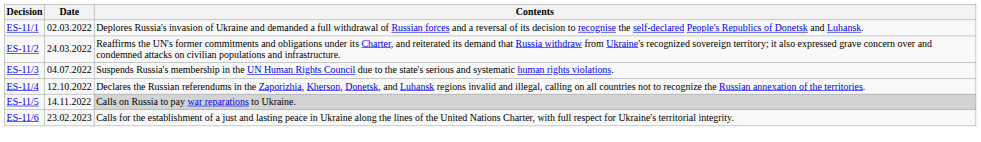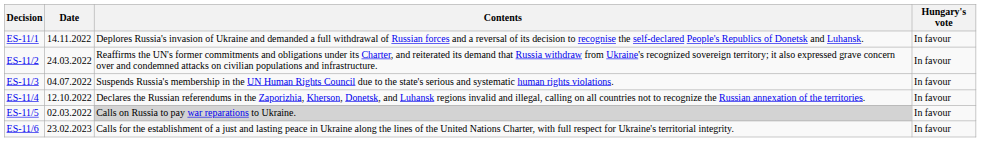+ column: (944, 17)
(69, 28) 02.03.2022 -> (69, 39) 14.11.2022
(69, 102) 14.11.2022 -> (69, 113) 02.03.2022
